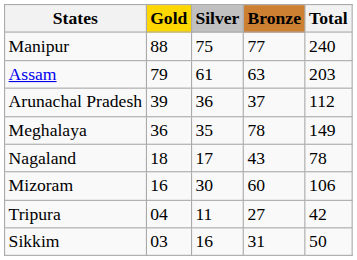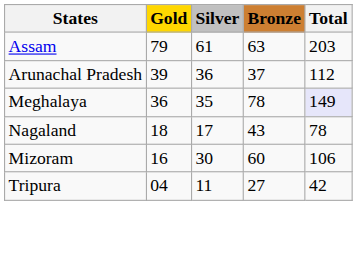- row: (39, 46)
(322, 130) no background -> (322, 102) lavender background
- row: (34, 241)
